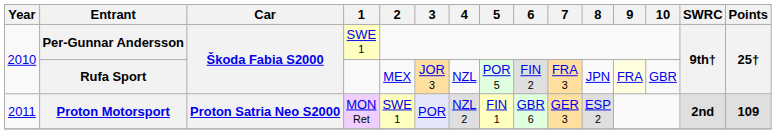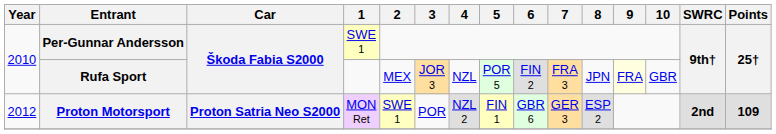(22, 111) 2011 -> (22, 111) 2012
(432, 111) lavender background -> (432, 111) no background
